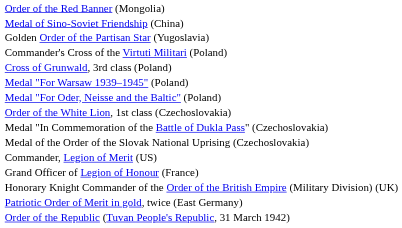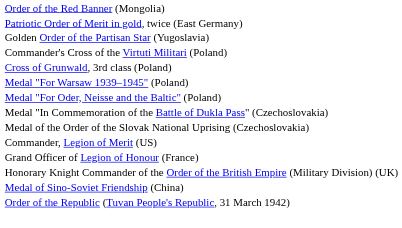rows swapped: (124, 202) <-> (94, 23)
- row: (118, 113)
